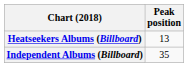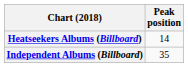(164, 39) 13 -> (164, 39) 14
